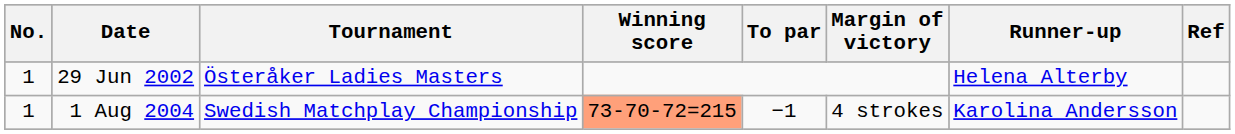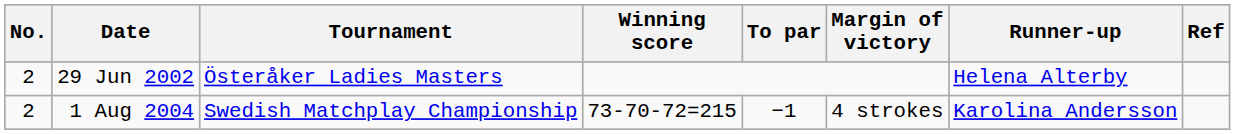(29, 79) 1 -> (29, 79) 2
(29, 112) 1 -> (29, 112) 2
(662, 112) lightsalmon background -> (662, 112) no background
